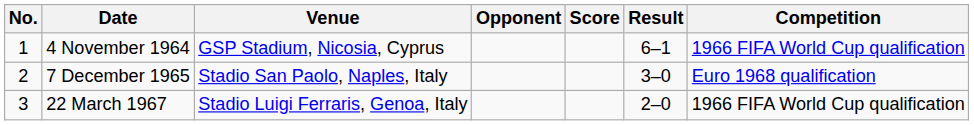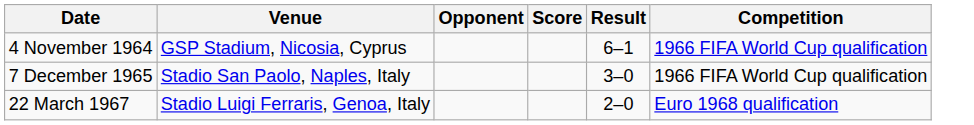- column: (23, 18)
(784, 76) Euro 1968 qualification -> (791, 76) 1966 FIFA World Cup qualification
(828, 104) 1966 FIFA World Cup qualification -> (746, 104) Euro 1968 qualification
